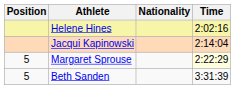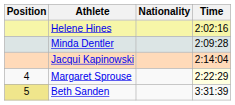+ row: (82, 44)
(27, 60) 5 -> (27, 76) 4
(27, 76) no background -> (27, 92) khaki background
